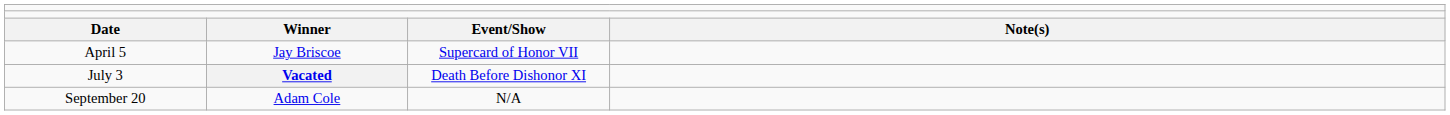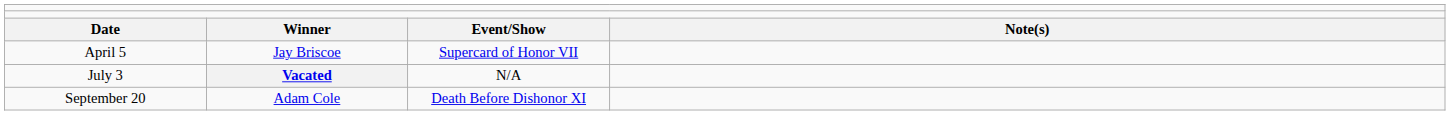(509, 75) Death Before Dishonor XI -> (509, 75) N/A
(509, 98) N/A -> (509, 98) Death Before Dishonor XI
